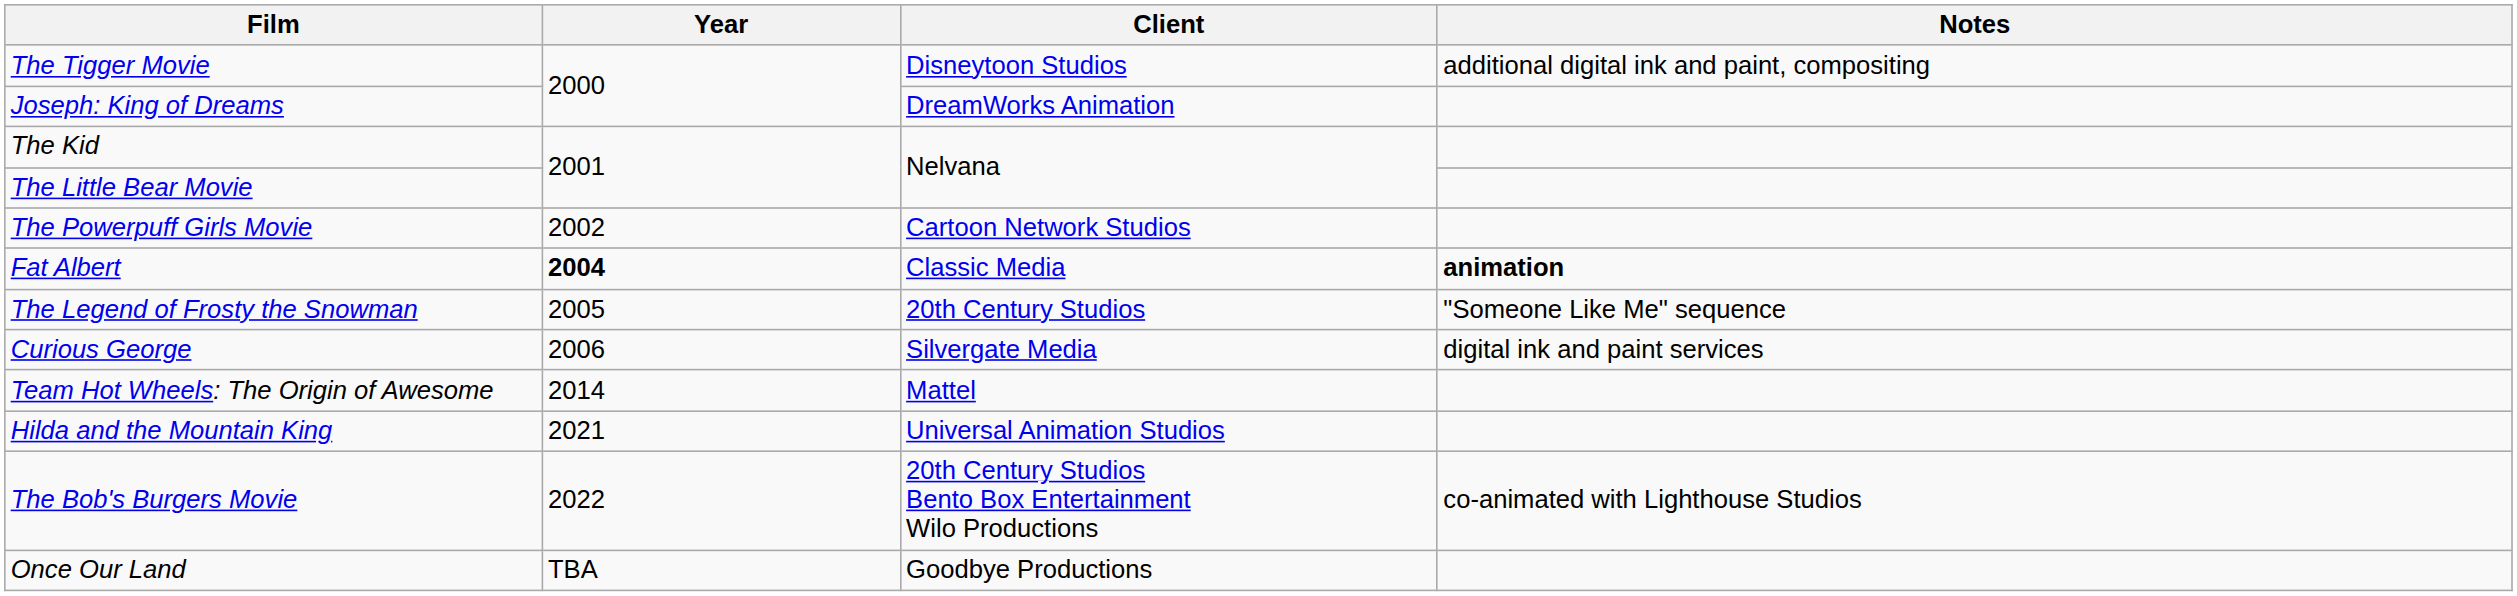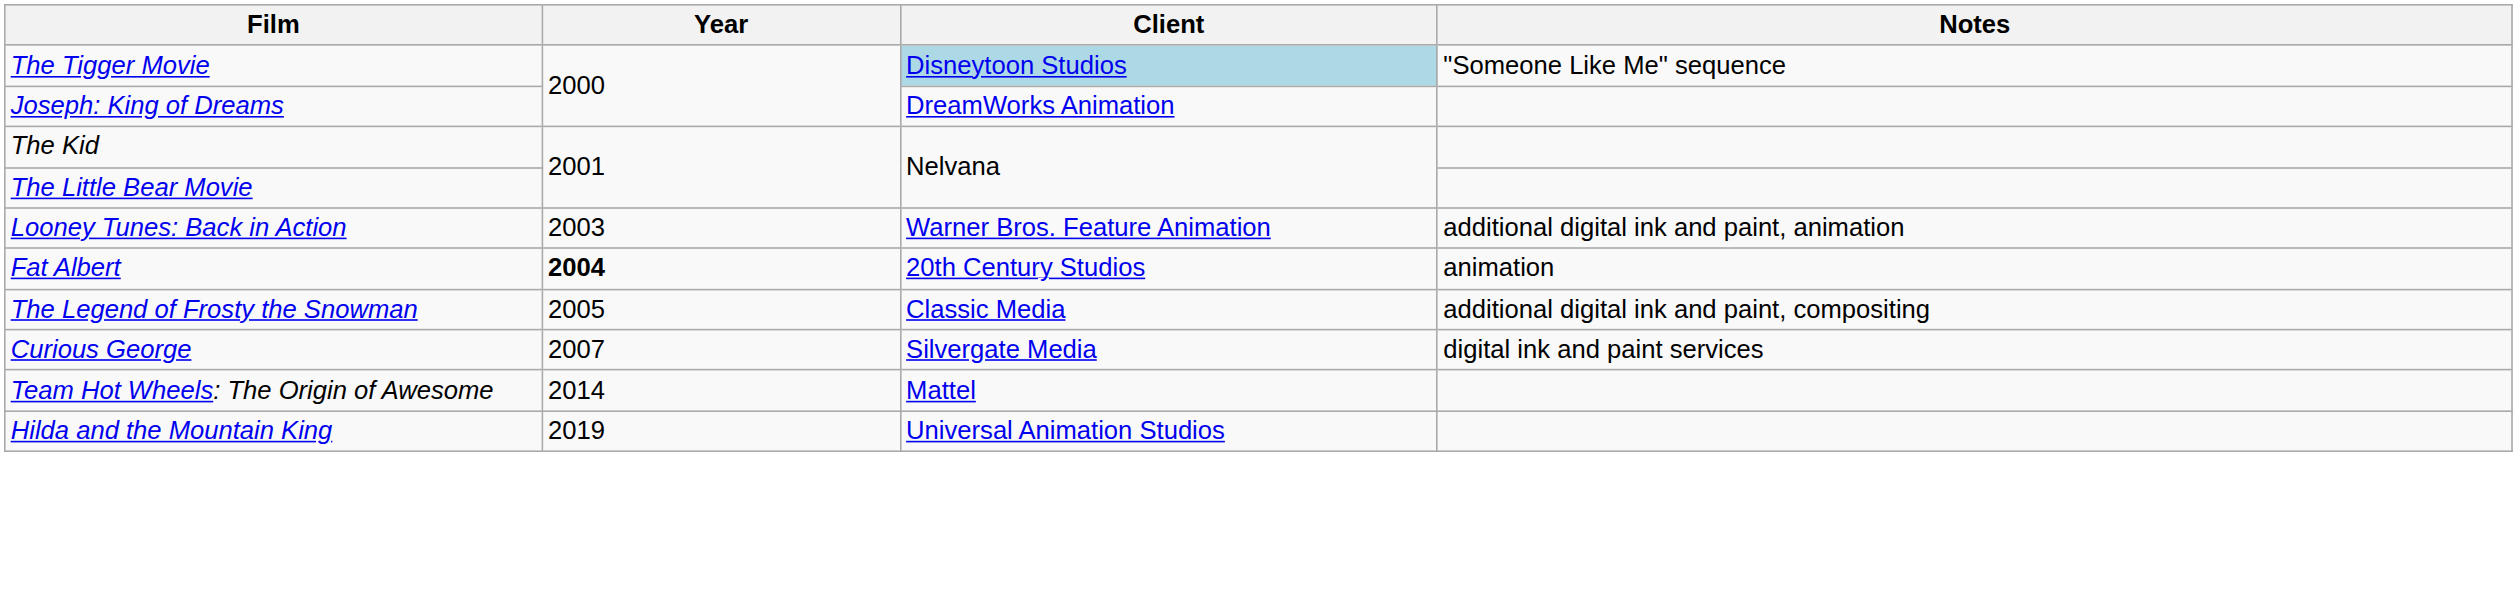(1016, 65) no background -> (1016, 65) lightblue background
(1687, 65) additional digital ink and paint, compositing -> (1615, 65) "Someone Like Me" sequence
- row: (162, 227)
+ row: (179, 227)
(986, 268) Classic Media -> (1026, 268) 20th Century Studios
(1504, 268) bold -> (1499, 268) normal
(1026, 308) 20th Century Studios -> (986, 308) Classic Media
(1615, 308) "Someone Like Me" sequence -> (1687, 308) additional digital ink and paint, compositing
(576, 349) 2006 -> (576, 349) 2007
(576, 430) 2021 -> (576, 430) 2019
- row: (154, 500)
- row: (98, 569)
